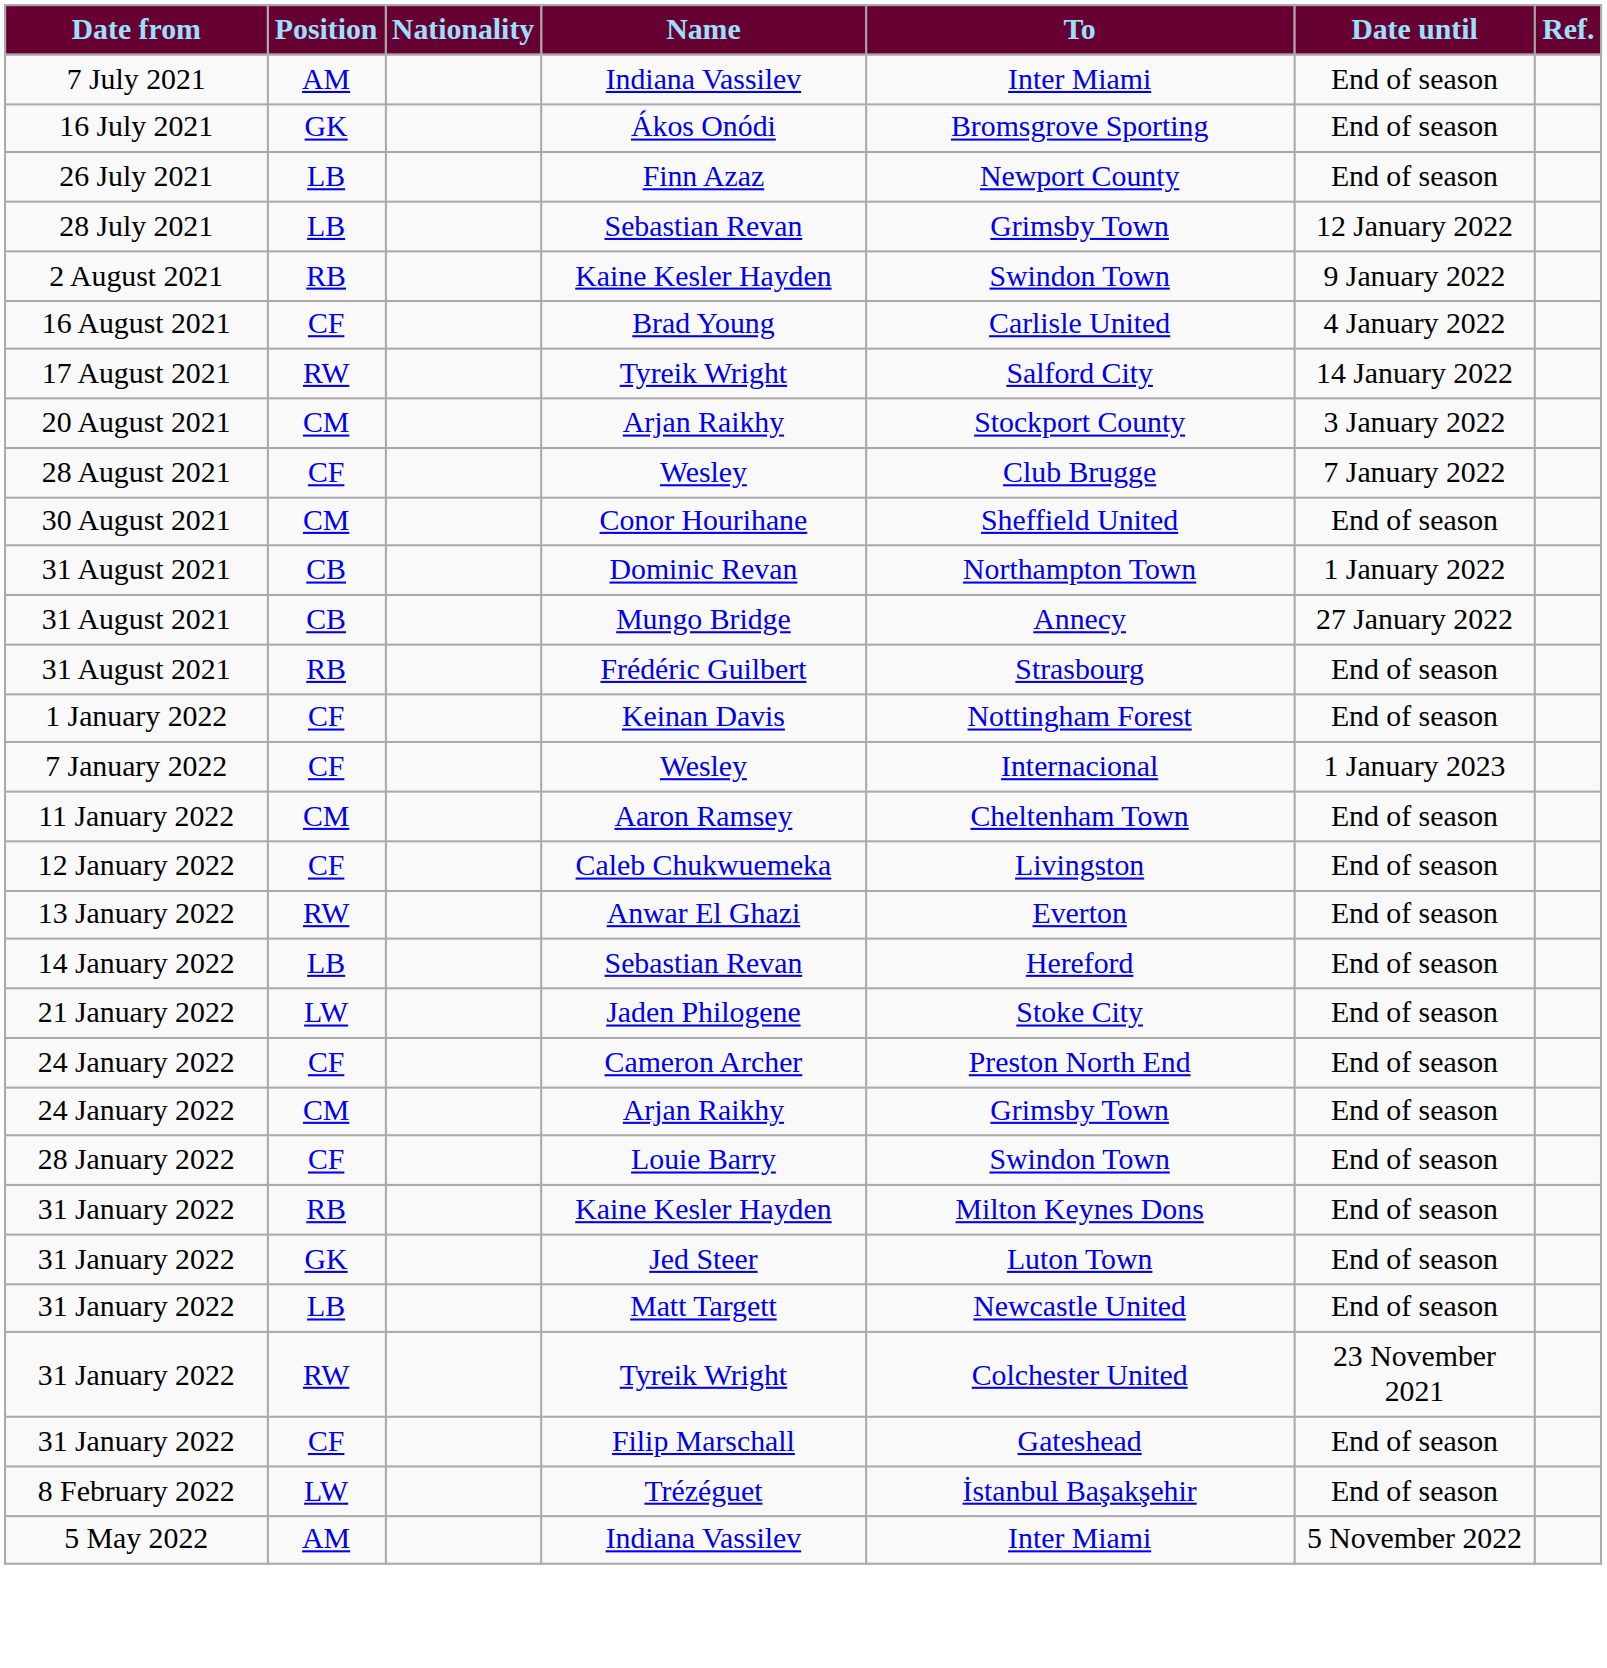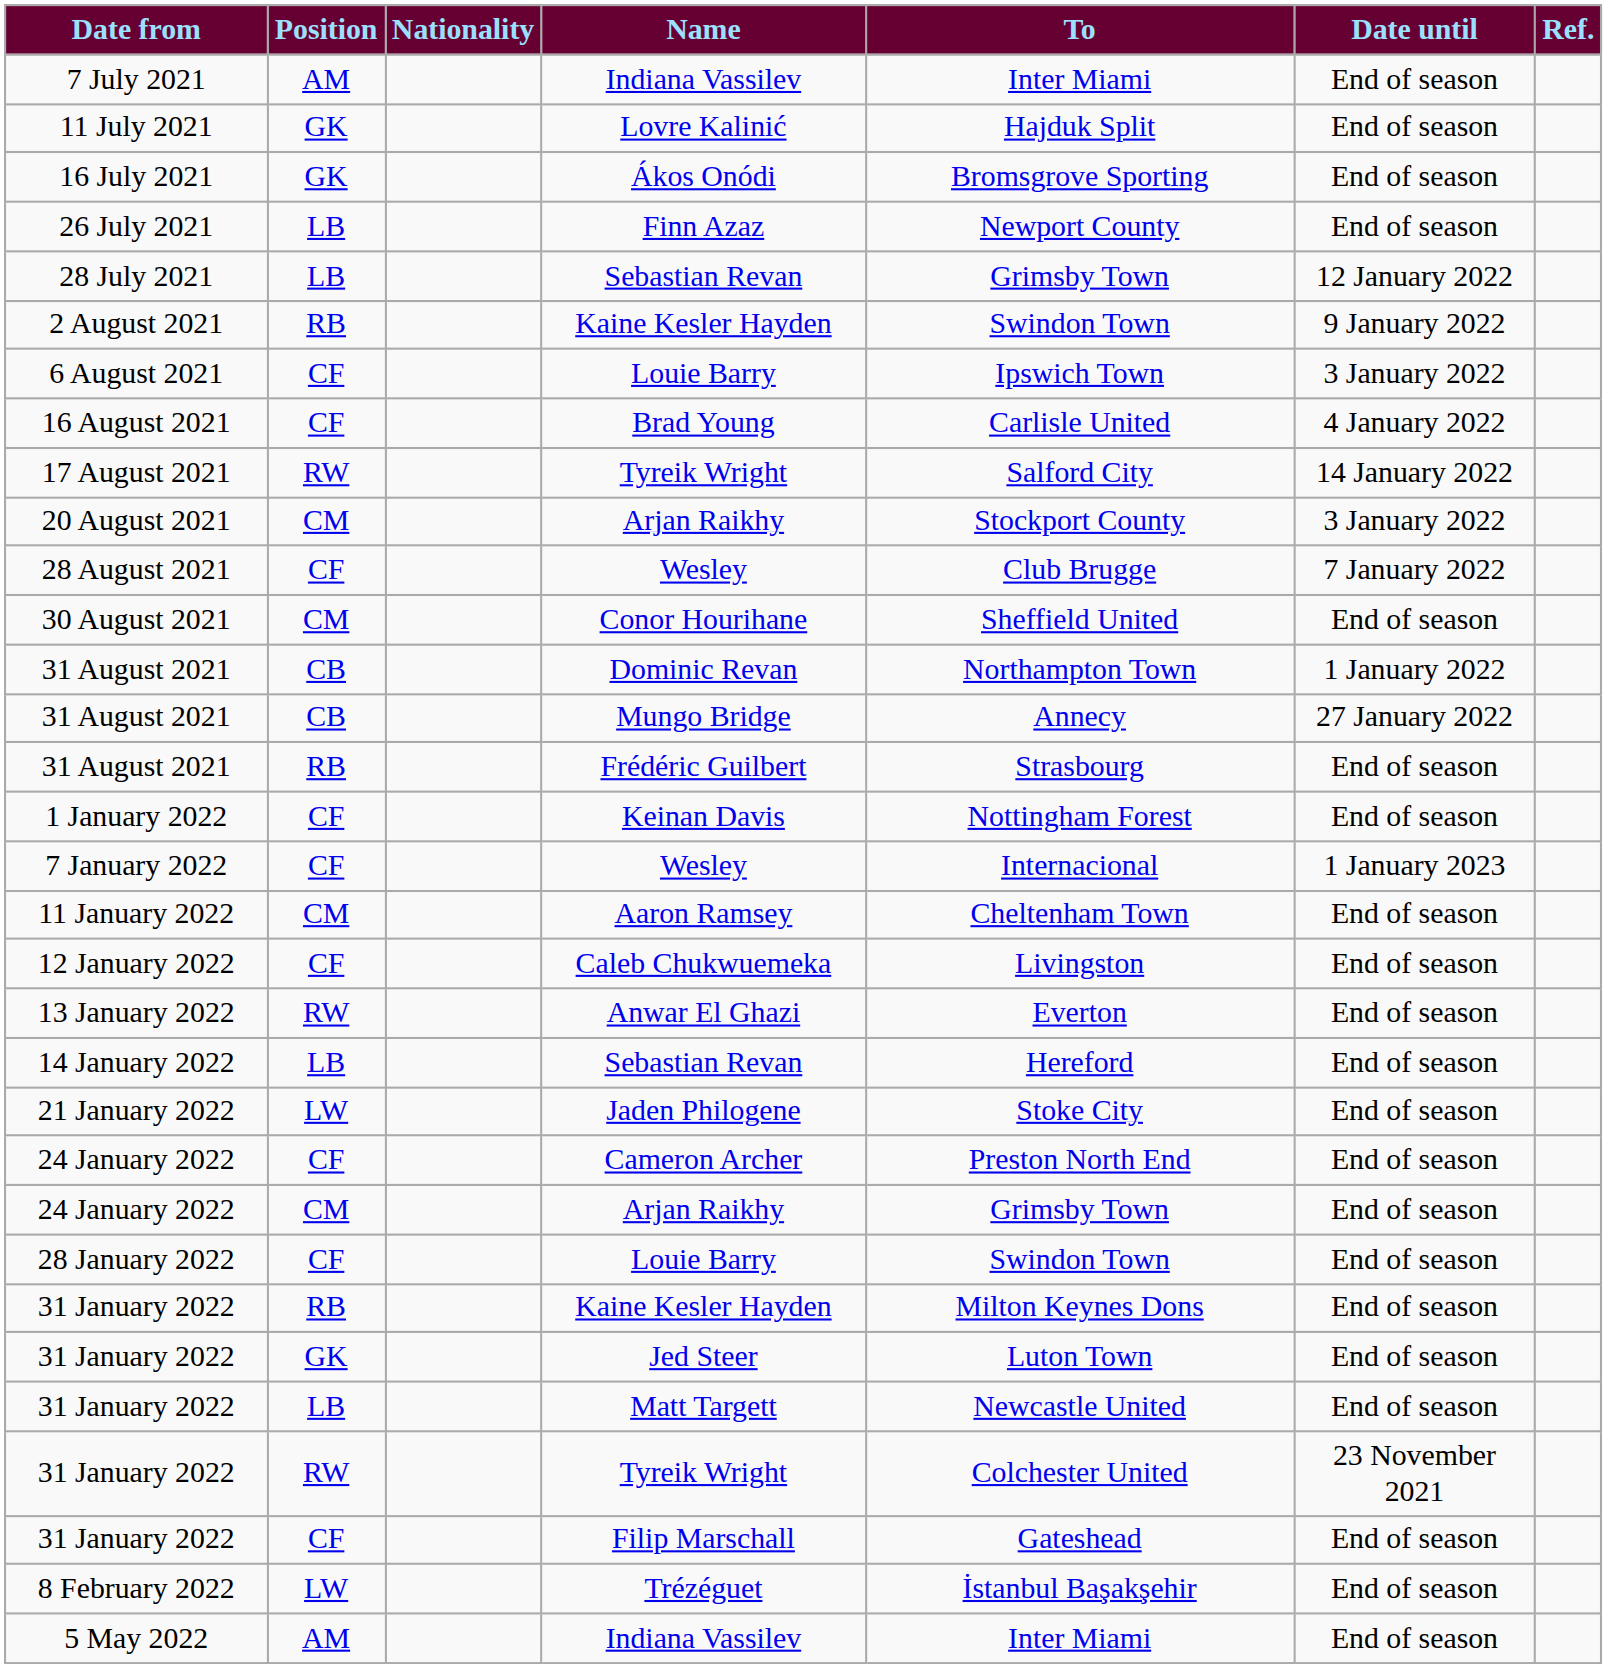+ row: (136, 127)
+ row: (136, 373)
(1414, 1539) 5 November 2022 -> (1414, 1637) End of season
